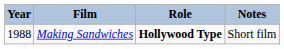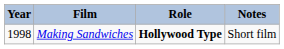(19, 34) 1988 -> (19, 34) 1998
